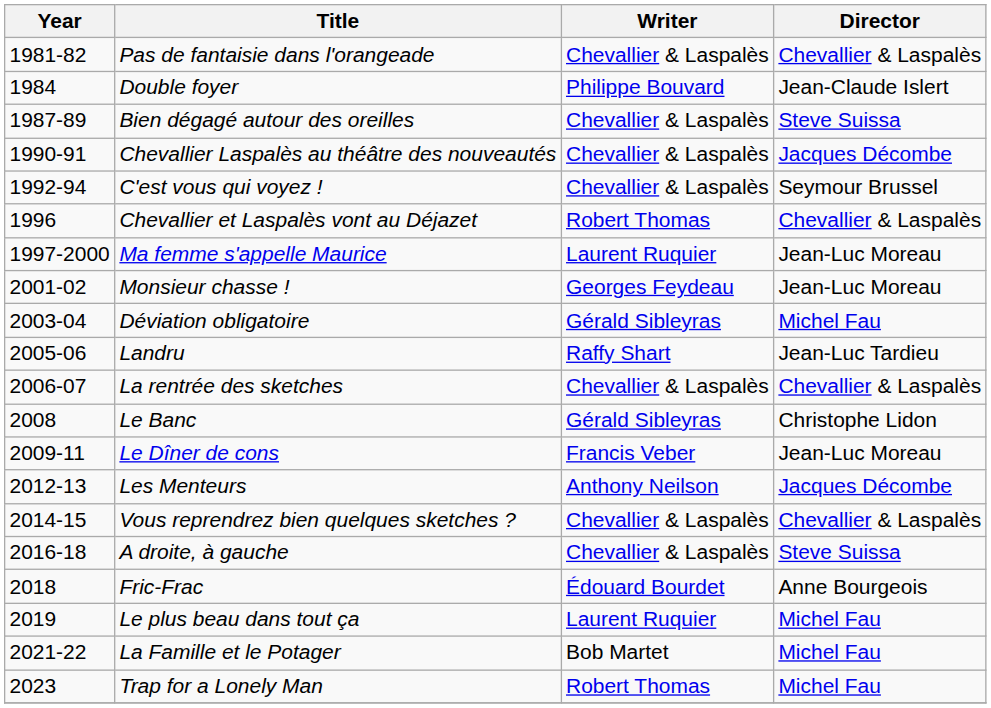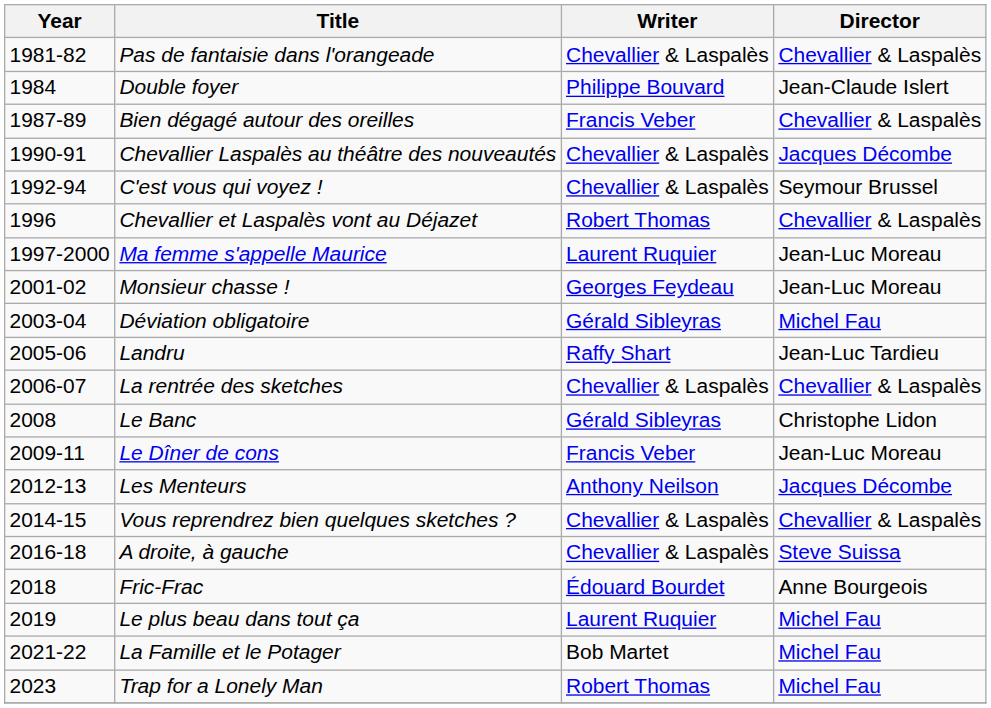(667, 120) Chevallier & Laspalès -> (631, 120) Francis Veber
(840, 120) Steve Suissa -> (880, 120) Chevallier & Laspalès
